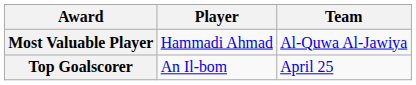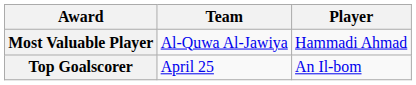columns swapped: (217, 17) <-> (344, 17)
